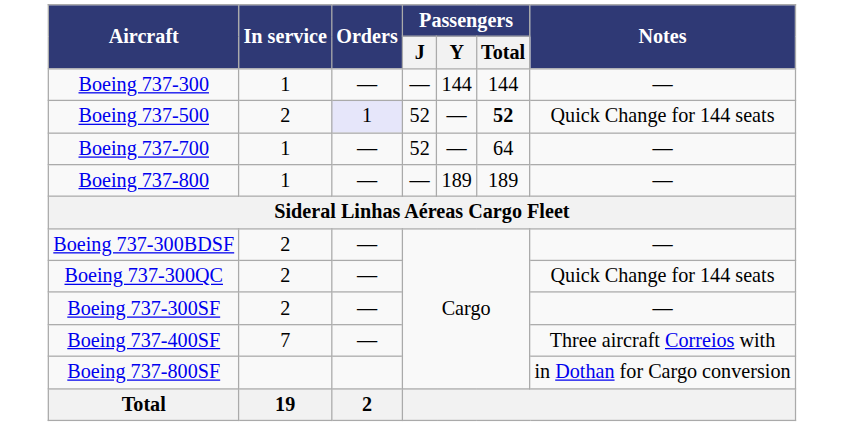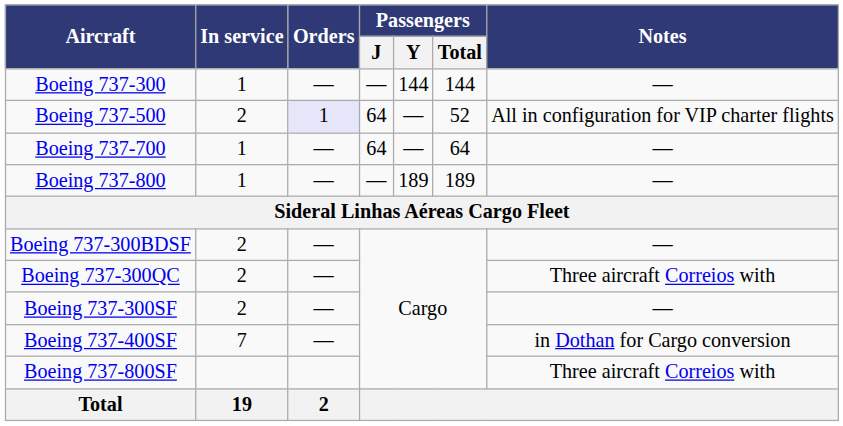(420, 116) 52 -> (376, 116) 64
(503, 116) bold -> (460, 116) normal
(663, 116) Quick Change for 144 seats -> (663, 116) All in configuration for VIP charter flights
(420, 148) 52 -> (376, 148) 64
(663, 276) Quick Change for 144 seats -> (662, 276) Three aircraft Correios with
(663, 340) Three aircraft Correios with -> (662, 340) in Dothan for Cargo conversion
(663, 372) in Dothan for Cargo conversion -> (662, 372) Three aircraft Correios with
